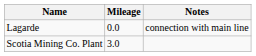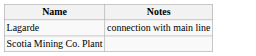- column: (124, 12)
